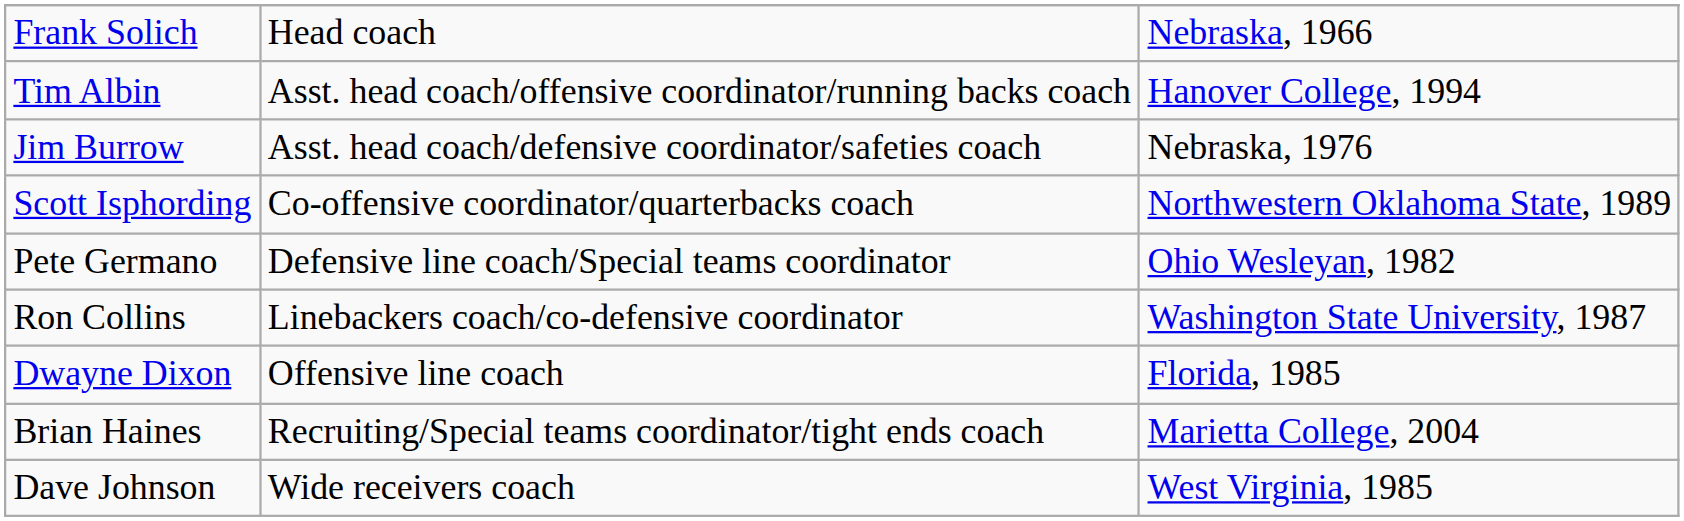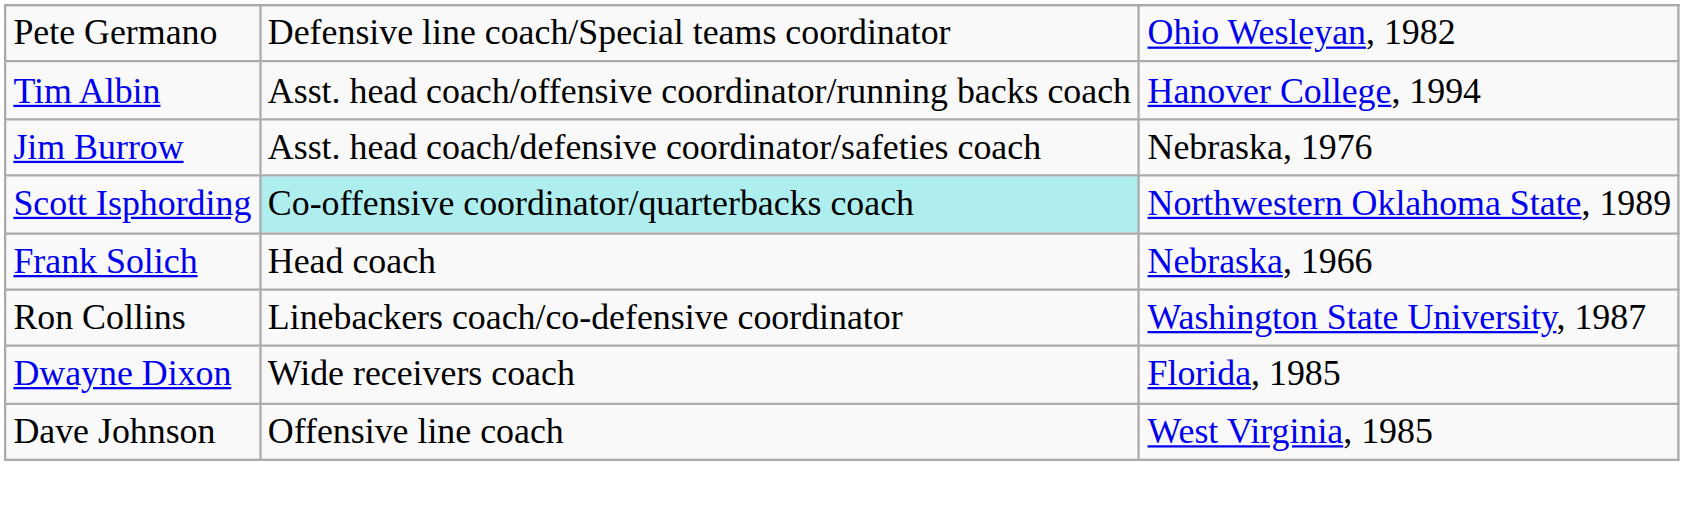rows swapped: (105, 32) <-> (115, 260)
(591, 203) no background -> (591, 203) paleturquoise background
(416, 373) Offensive line coach -> (421, 373) Wide receivers coach
- row: (107, 430)
(421, 487) Wide receivers coach -> (416, 430) Offensive line coach
